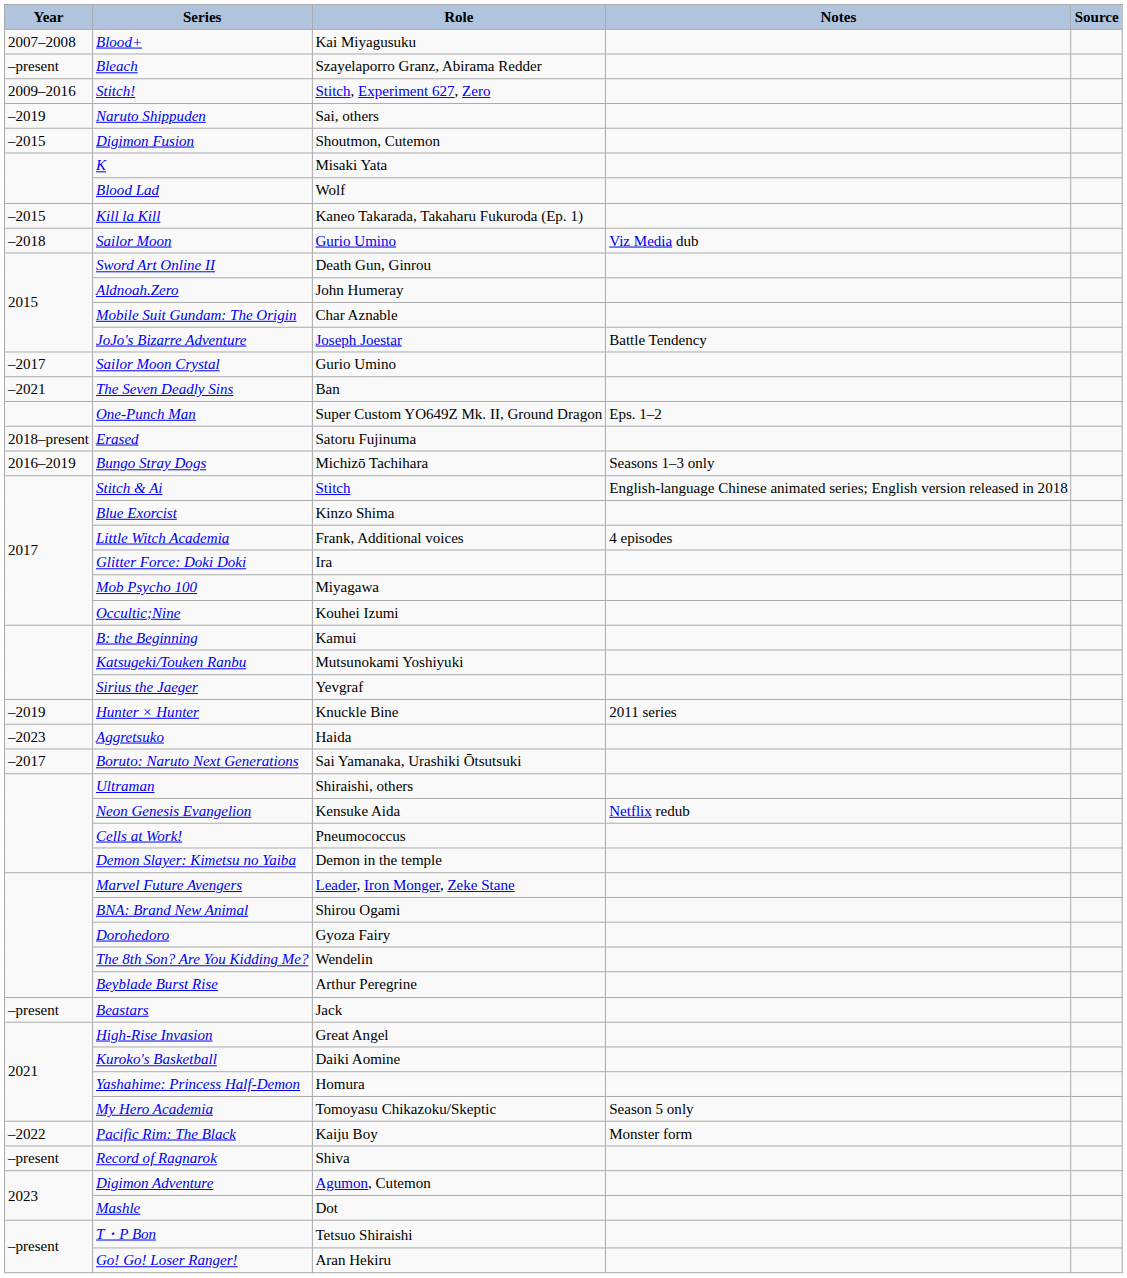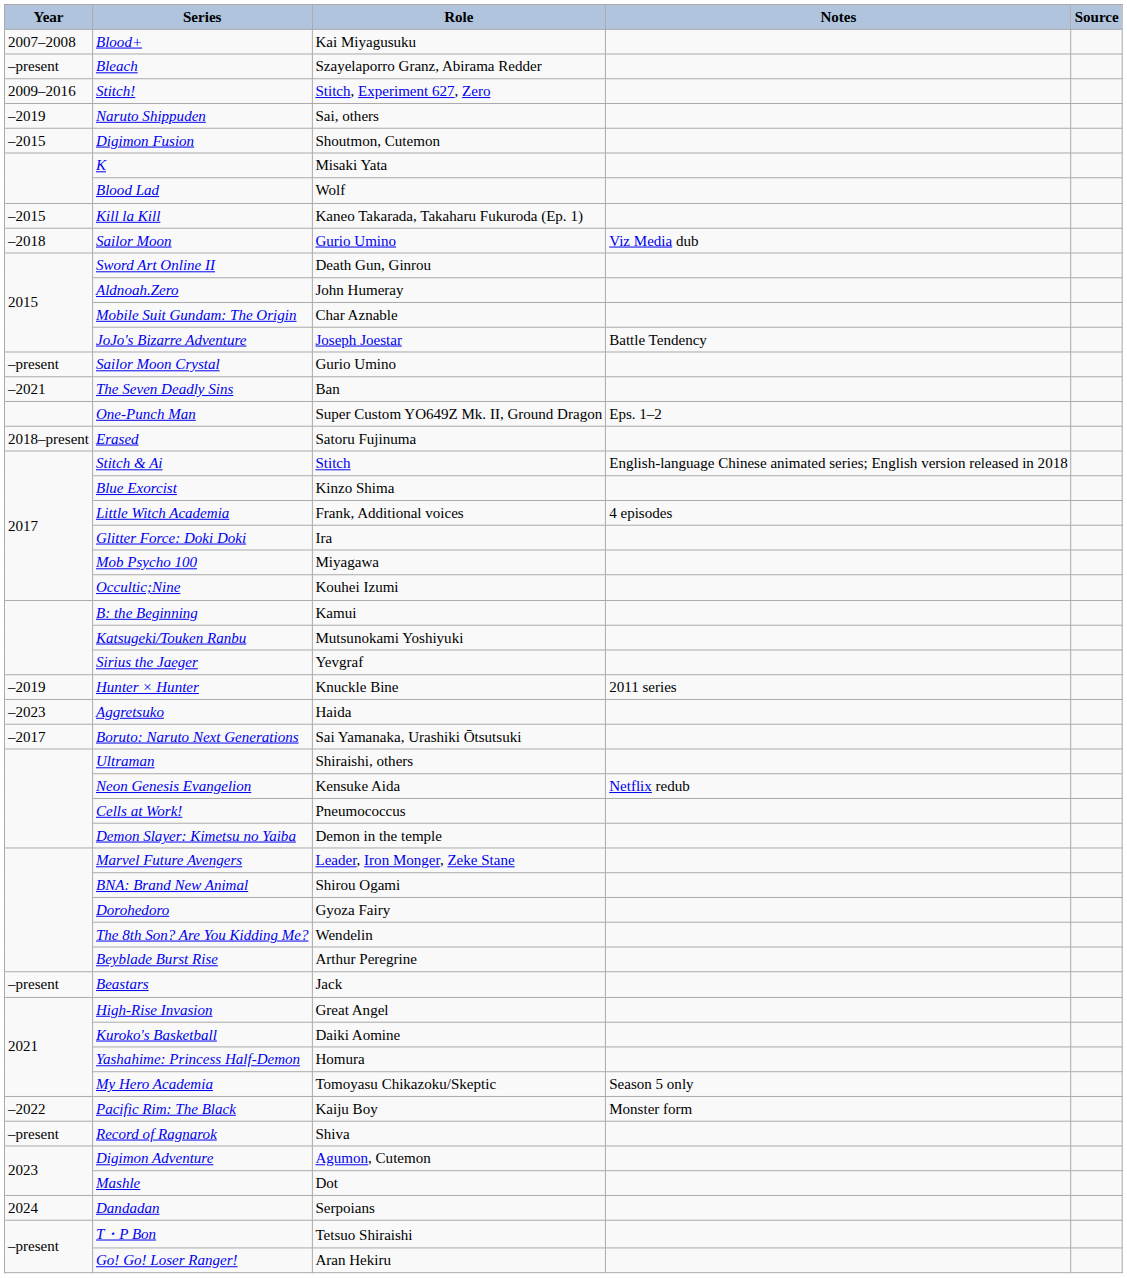(27, 364) –2017 -> (33, 364) –present
- row: (151, 463)
+ row: (128, 1208)
